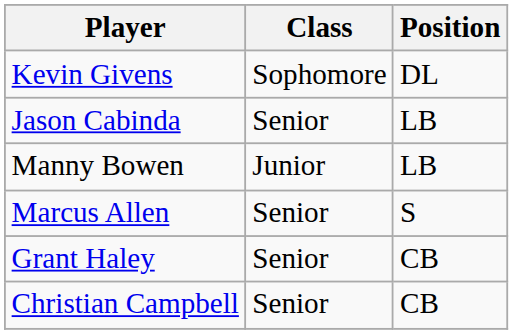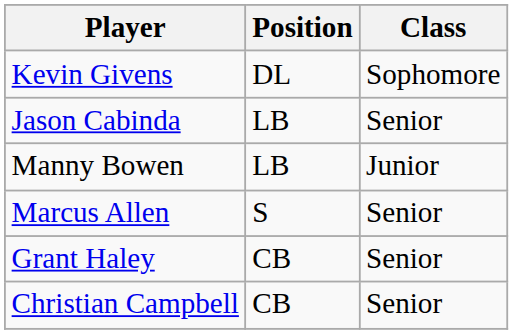columns swapped: (319, 27) <-> (450, 27)
